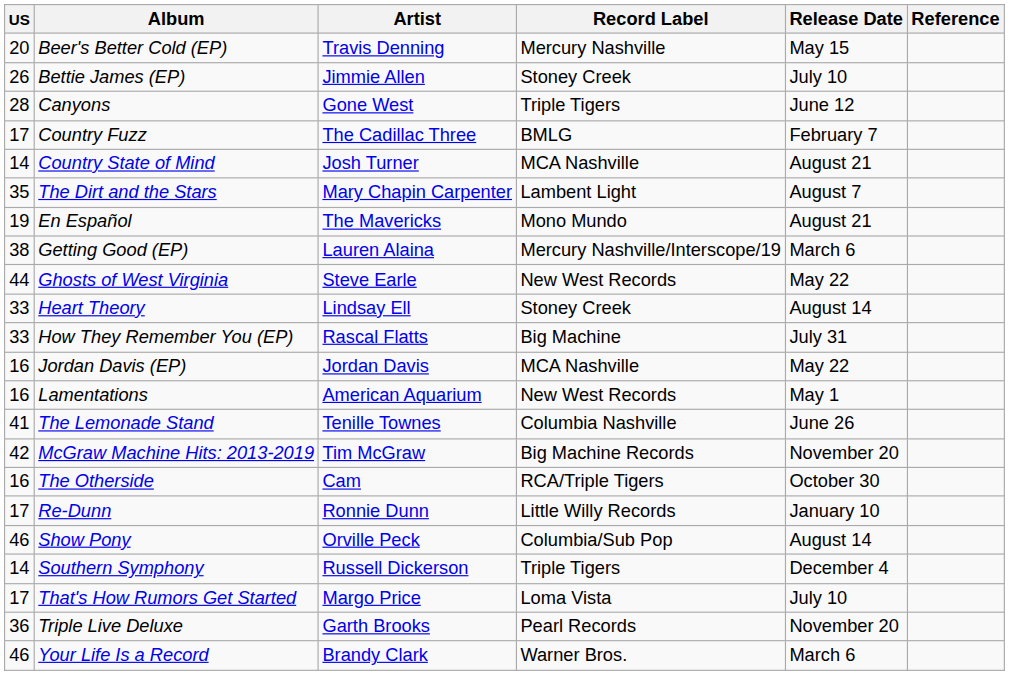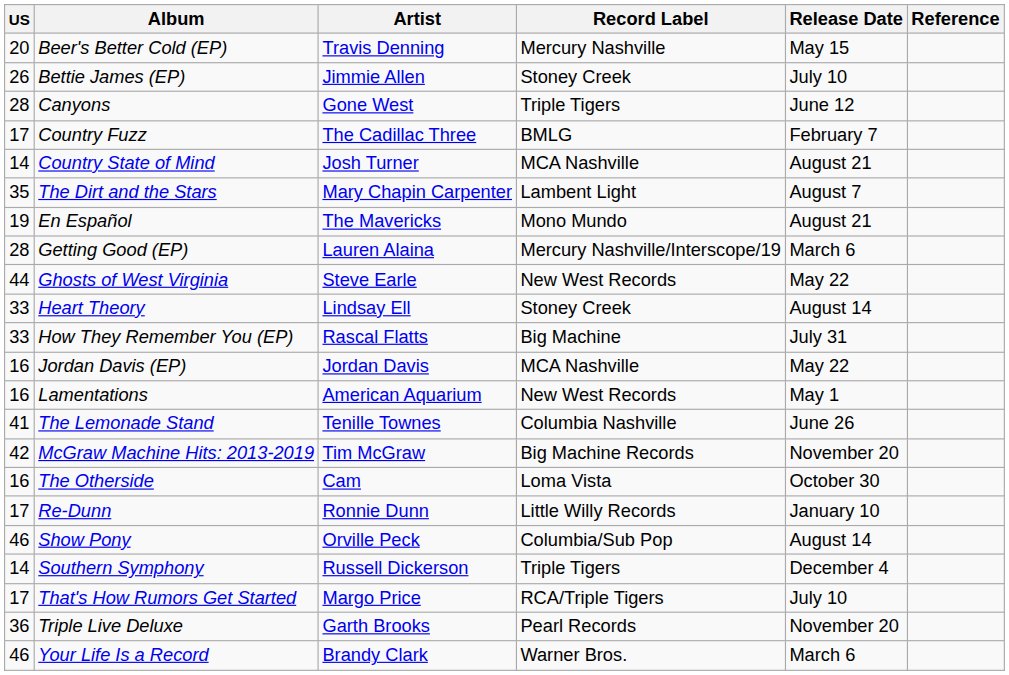(19, 250) 38 -> (19, 250) 28
(592, 481) RCA/Triple Tigers -> (566, 481) Loma Vista
(566, 597) Loma Vista -> (592, 597) RCA/Triple Tigers
